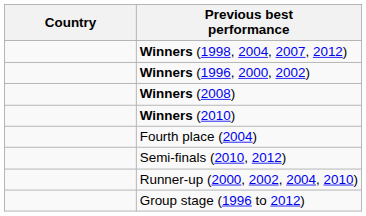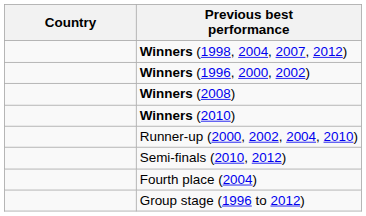rows swapped: (249, 179) <-> (198, 136)
